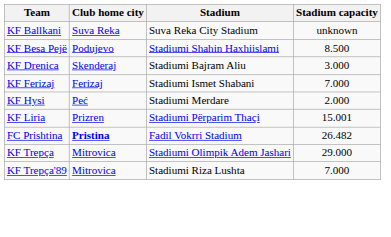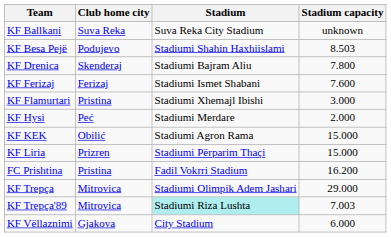(337, 48) 8.500 -> (343, 48) 8.503
(337, 65) 3.000 -> (343, 65) 7.800
(337, 83) 7.000 -> (343, 83) 7.600
+ row: (39, 100)
+ row: (27, 135)
(337, 118) 15.001 -> (343, 153) 15.000
(91, 135) bold -> (95, 170) normal
(337, 135) 26.482 -> (343, 170) 16.200
(197, 170) no background -> (202, 205) paleturquoise background
(337, 170) 7.000 -> (343, 205) 7.003
+ row: (40, 223)
